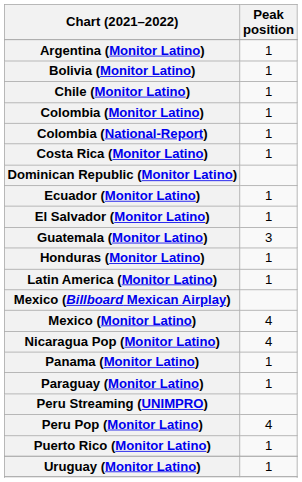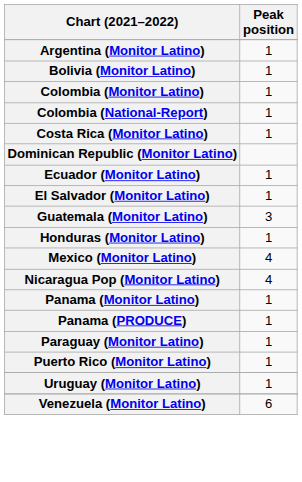- row: (122, 92)
- row: (122, 279)
- row: (122, 300)
+ row: (122, 320)
- row: (122, 404)
- row: (122, 425)
+ row: (122, 404)
